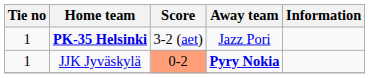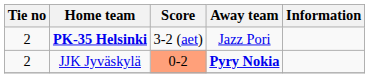(27, 38) 1 -> (27, 38) 2
(27, 61) 1 -> (27, 61) 2
